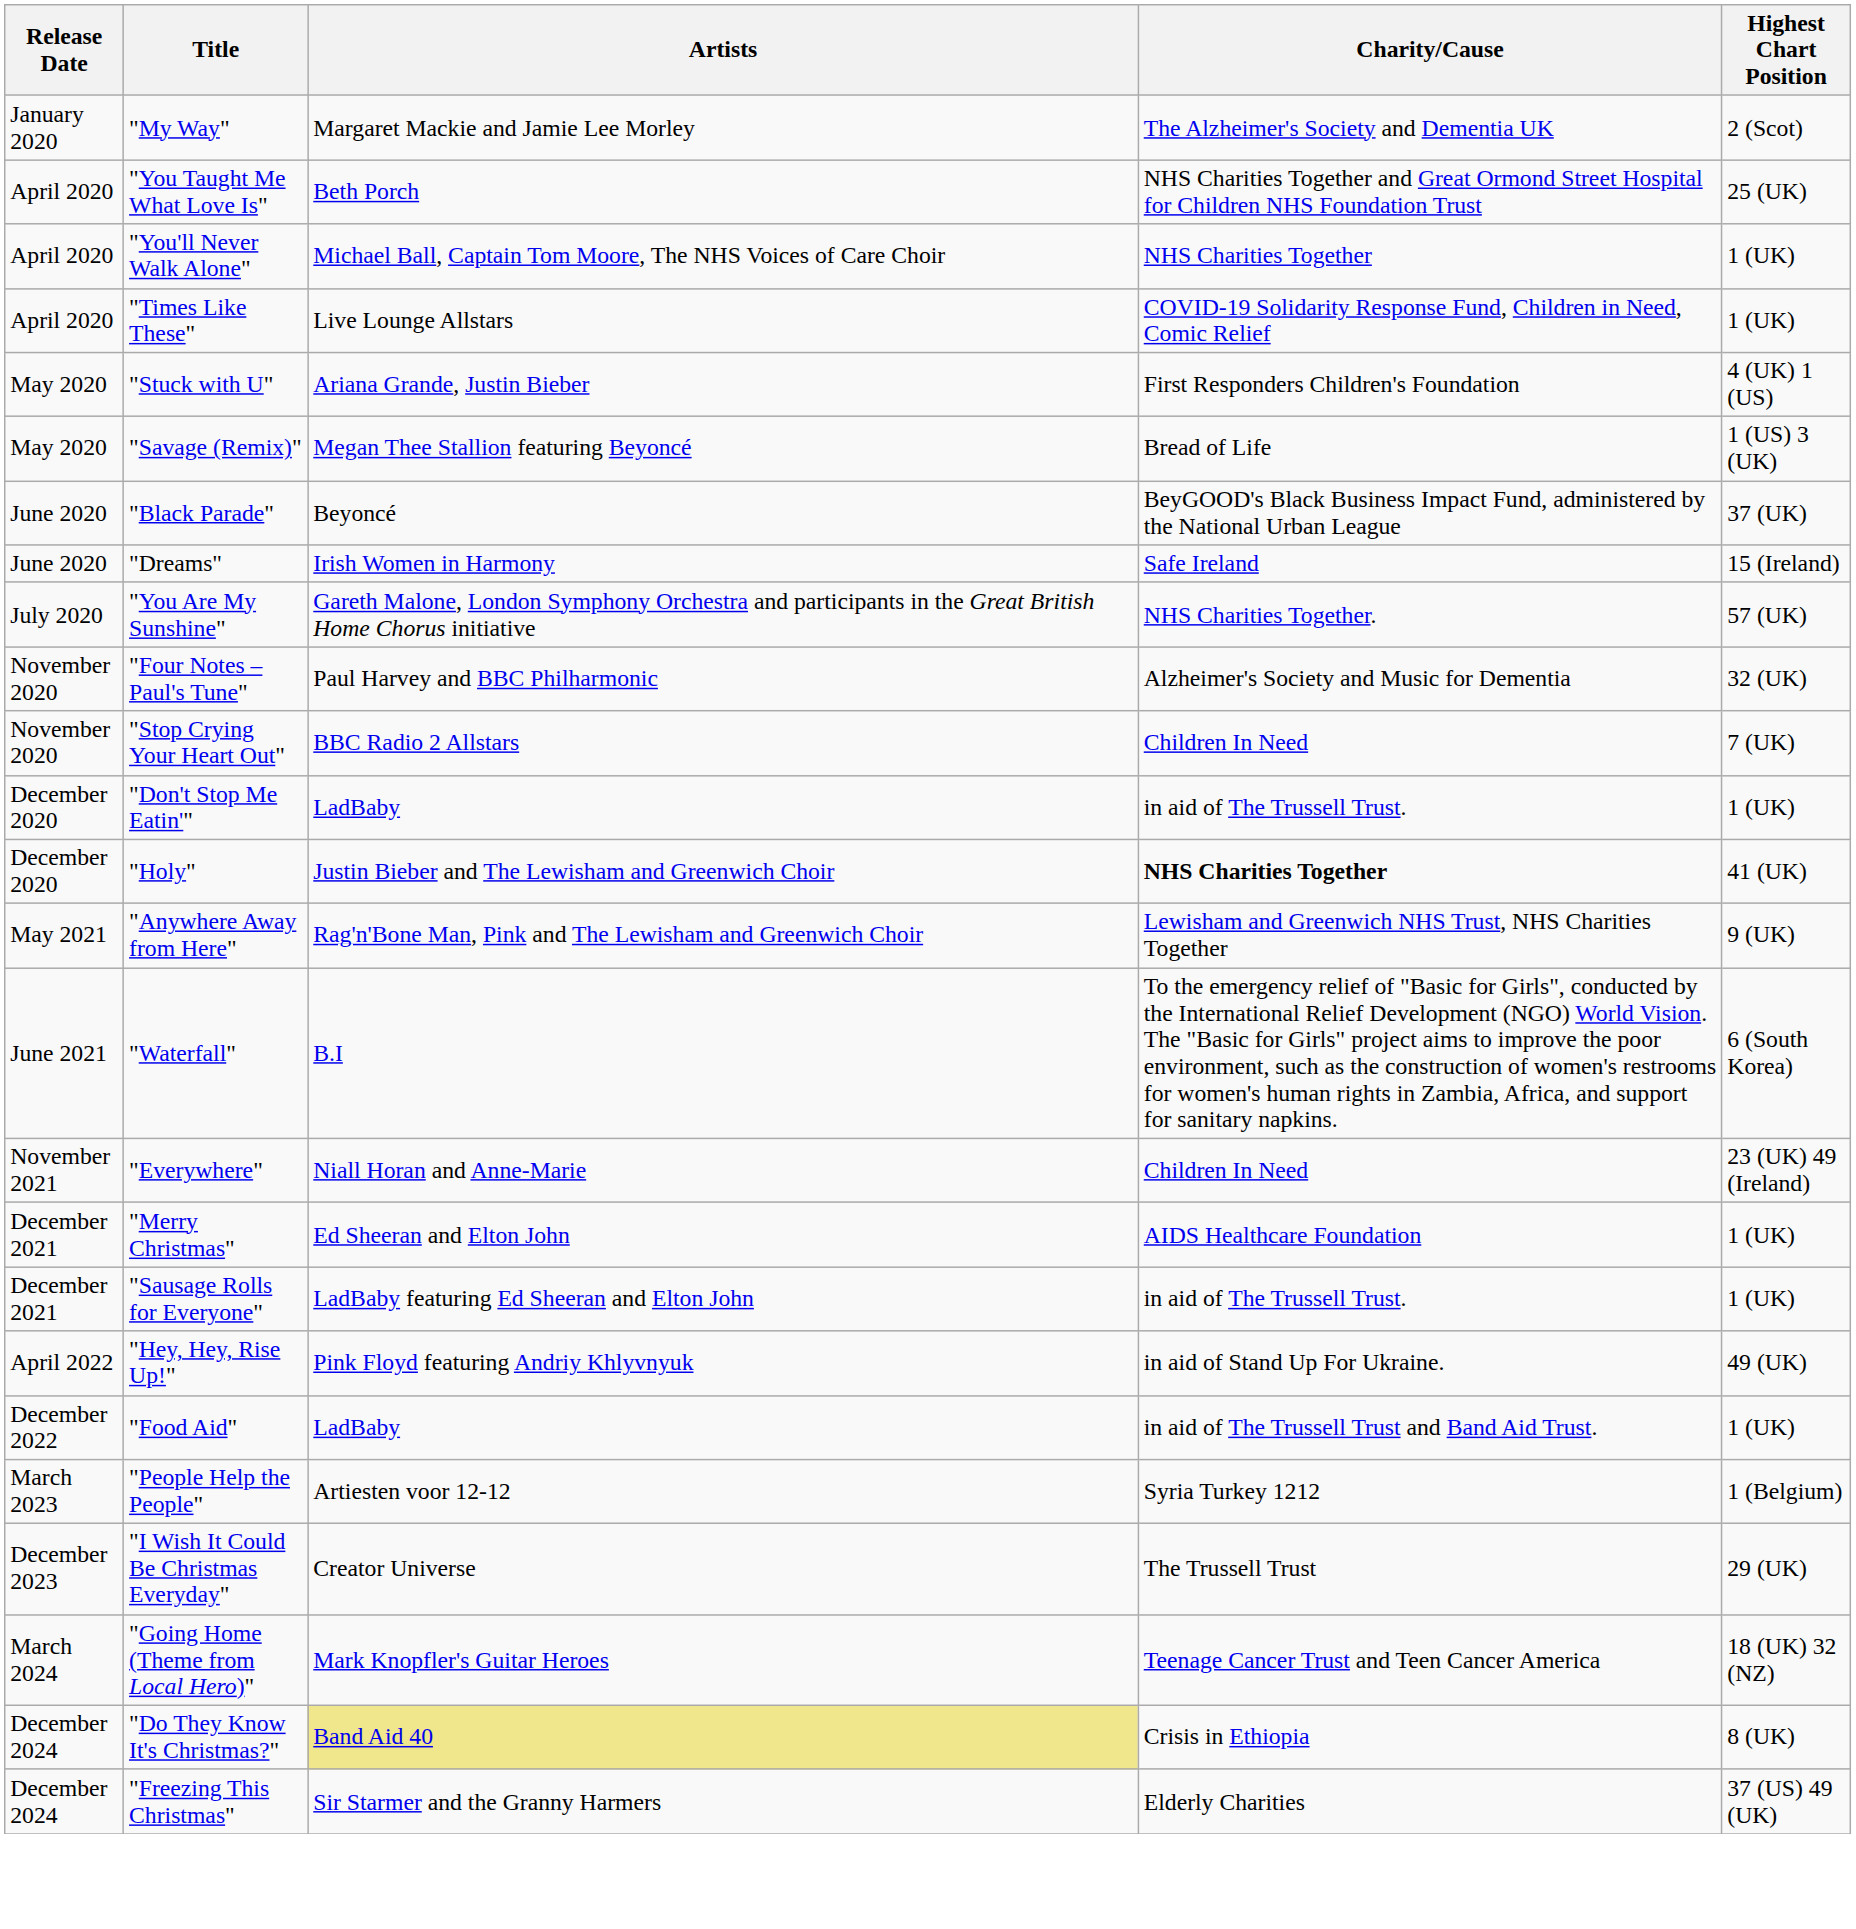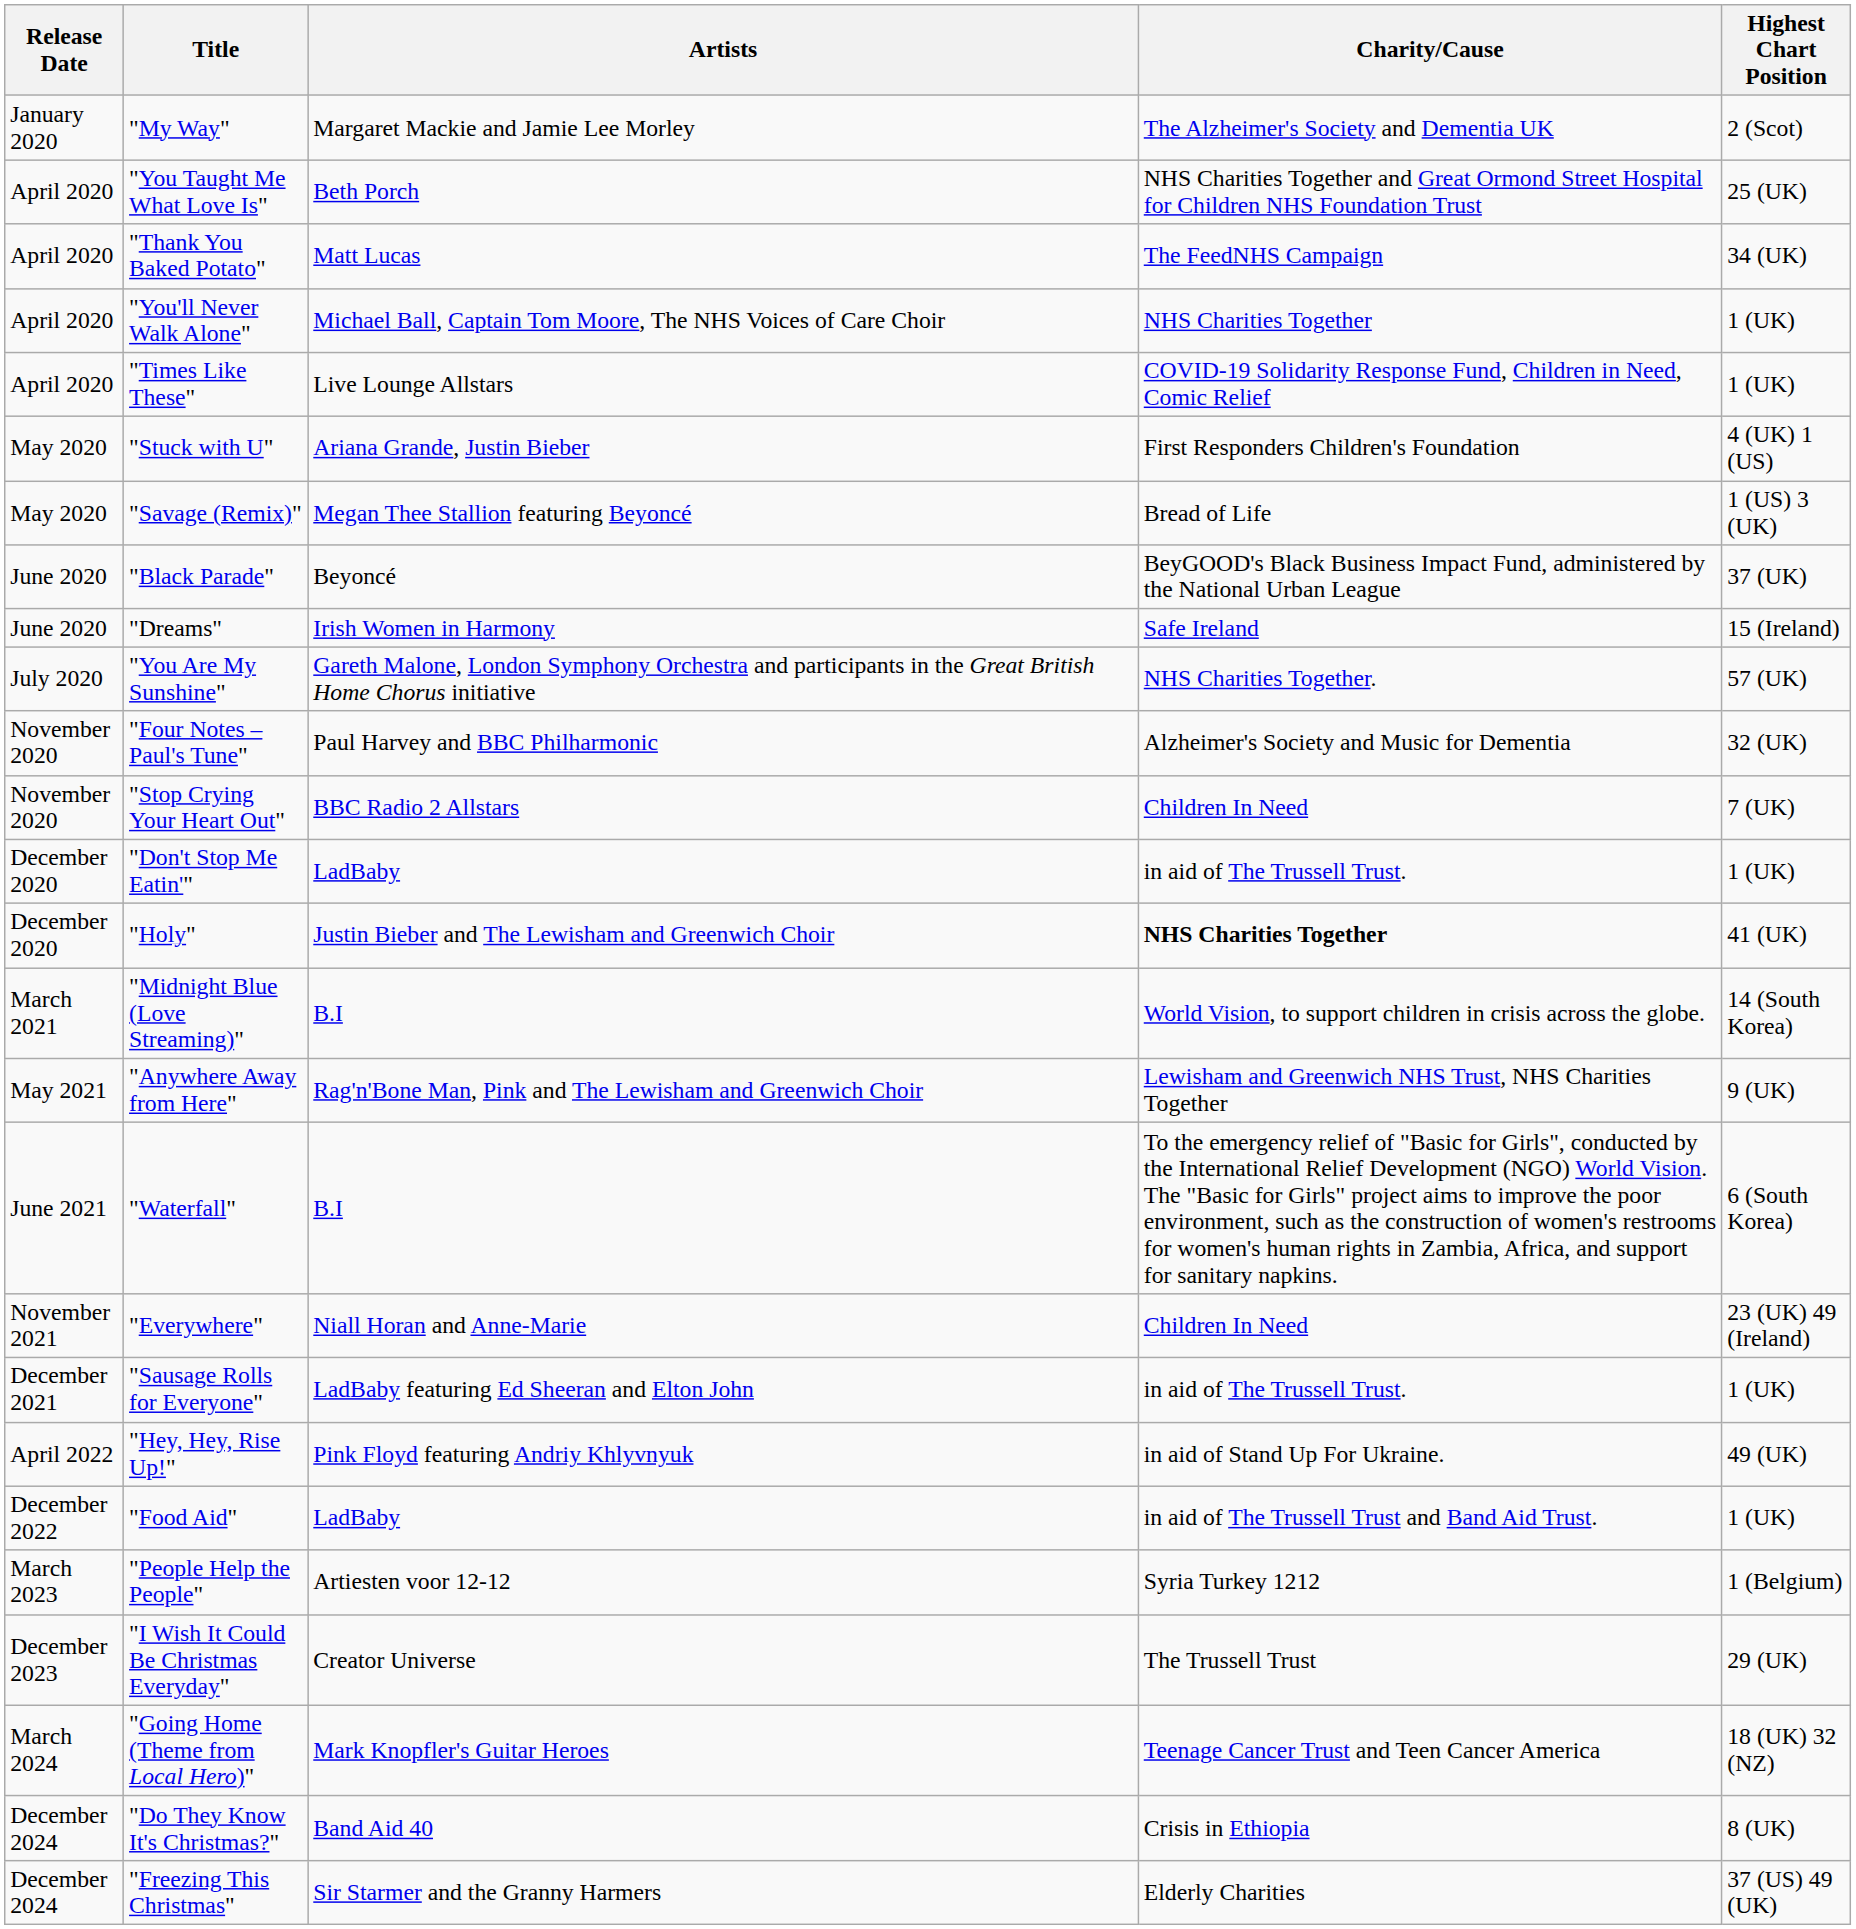+ row: (197, 255)
+ row: (203, 1012)
- row: (182, 1234)
(373, 1737) khaki background -> (373, 1827) no background
